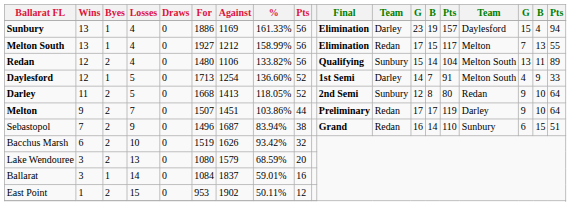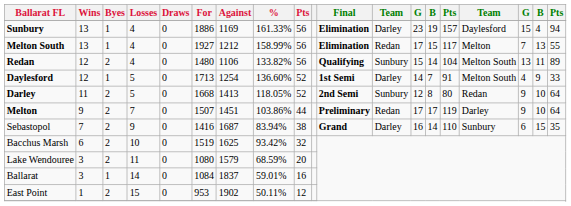(204, 126) 1496 -> (204, 126) 1416
(387, 126) Redan -> (388, 126) Darley
(555, 126) 51 -> (555, 126) 35
(229, 143) 1626 -> (229, 143) 1625
(135, 159) 13 -> (134, 159) 11
